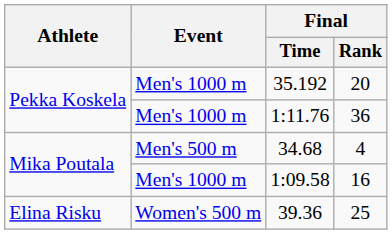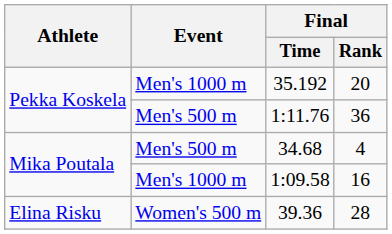(191, 116) Men's 1000 m -> (186, 116) Men's 500 m
(360, 213) 25 -> (360, 213) 28
